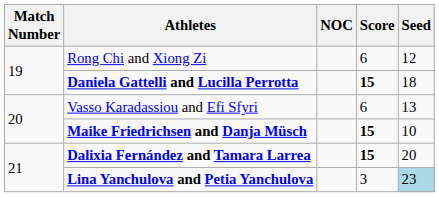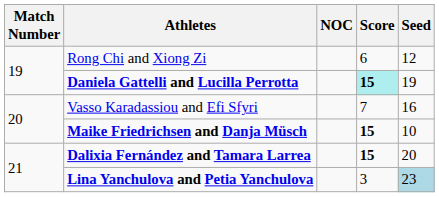(367, 82) no background -> (367, 82) paleturquoise background
(409, 82) 18 -> (409, 82) 19
(363, 107) 6 -> (363, 107) 7
(409, 107) 13 -> (409, 107) 16
